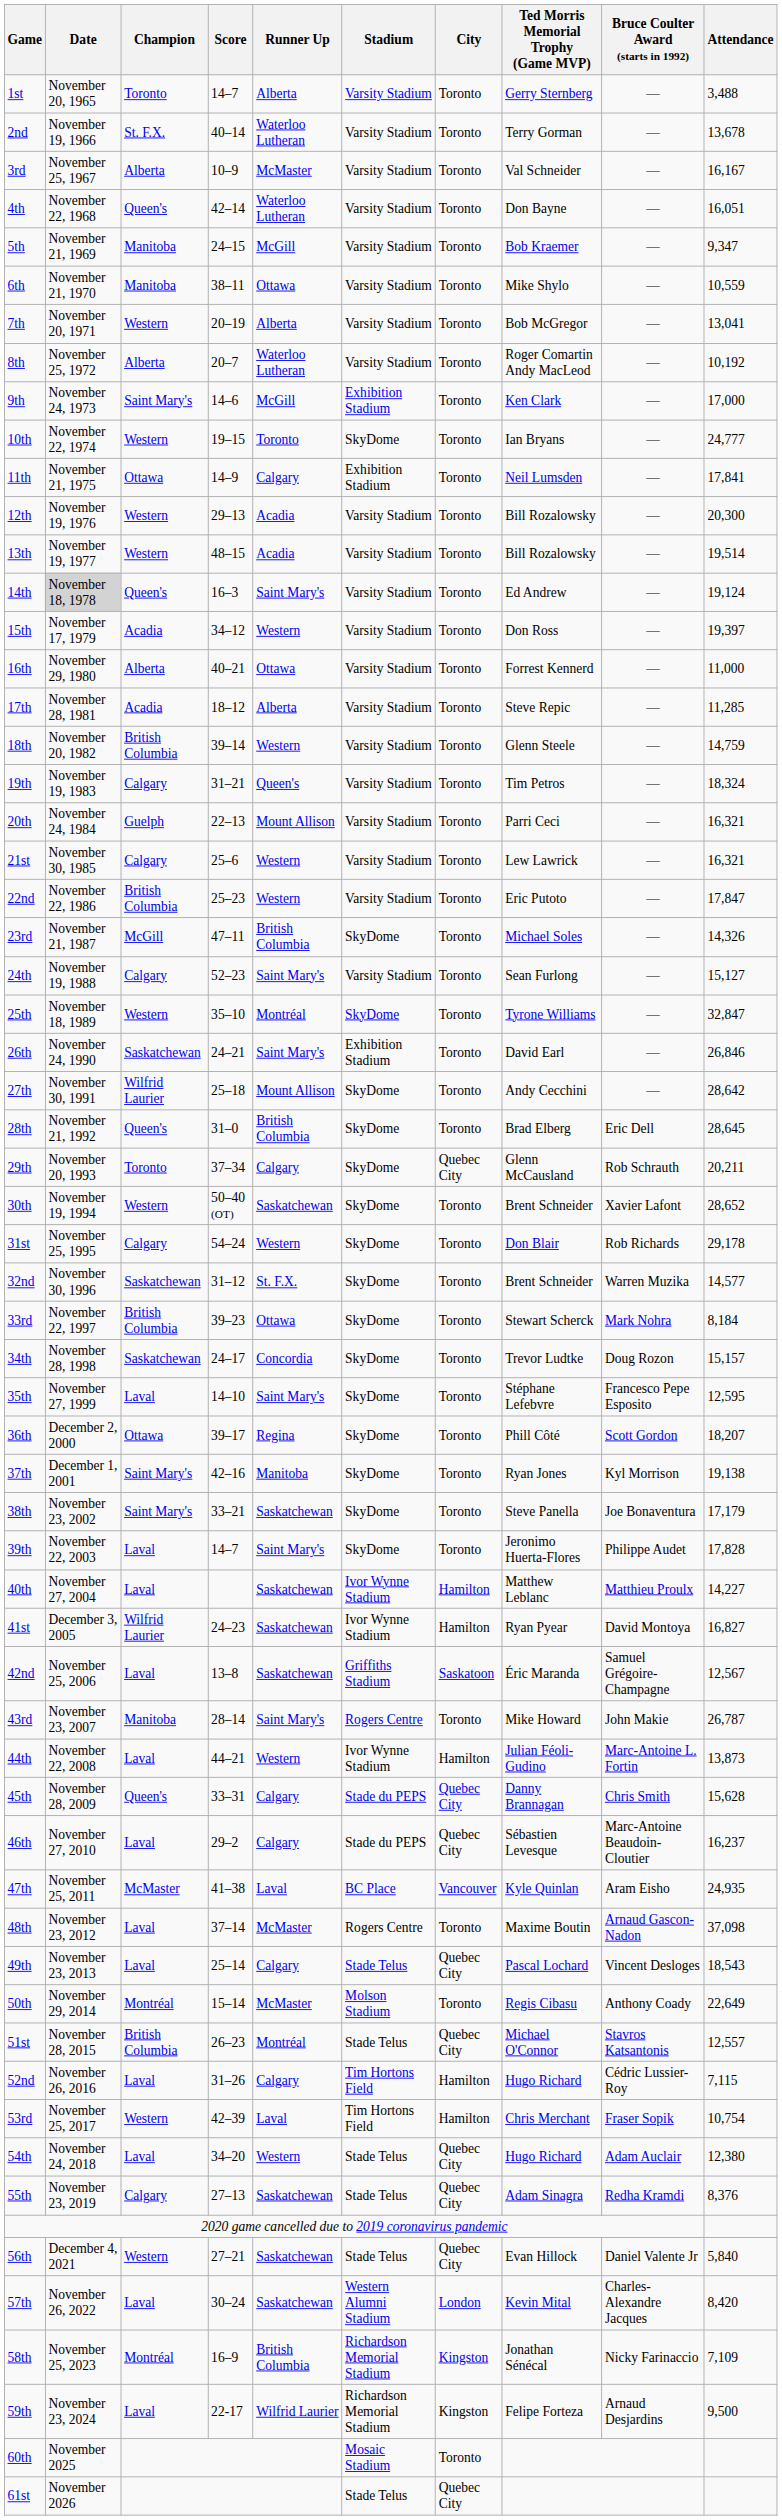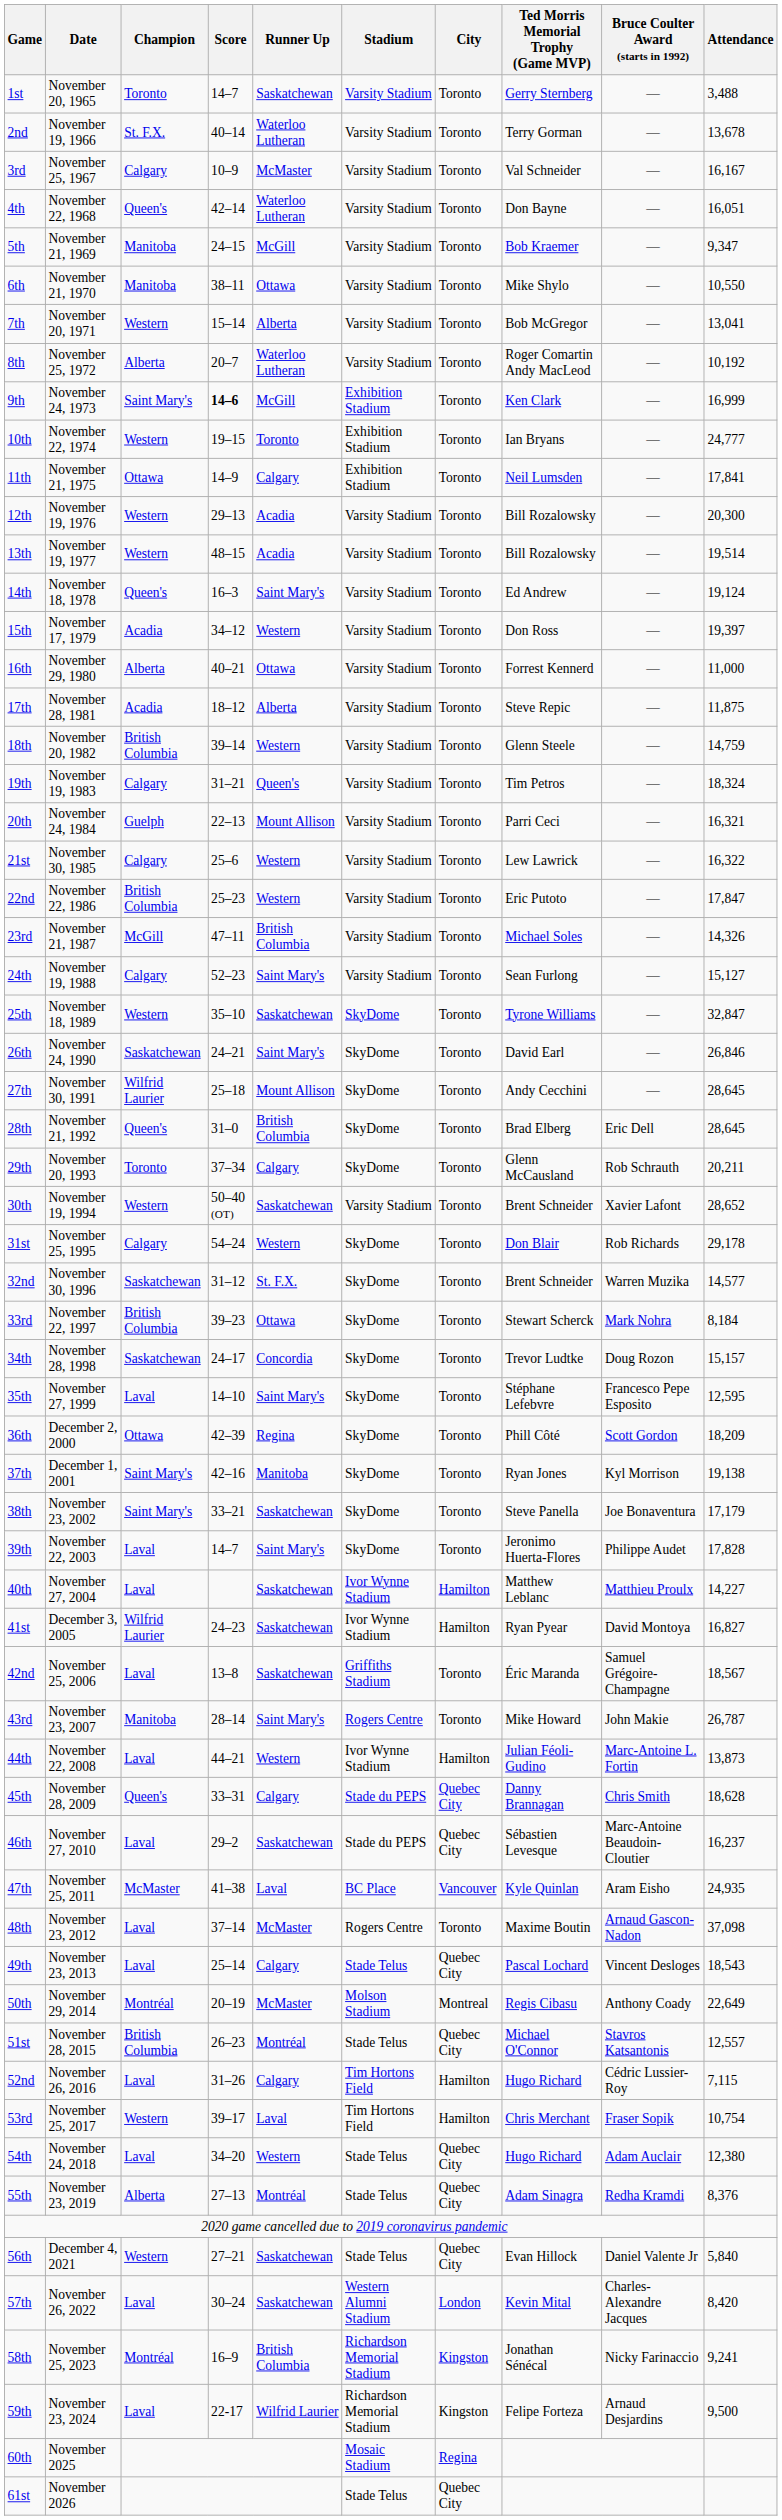(276, 94) Alberta -> (294, 94) Saskatchewan
(144, 170) Alberta -> (146, 170) Calgary
(726, 285) 10,559 -> (726, 285) 10,550
(228, 324) 20–19 -> (228, 324) 15–14
(225, 400) normal -> (225, 400) bold
(726, 400) 17,000 -> (726, 400) 16,999
(372, 439) SkyDome -> (374, 439) Exhibition Stadium
(77, 592) lightgrey background -> (77, 592) no background
(726, 707) 11,285 -> (726, 707) 11,875
(726, 860) 16,321 -> (726, 860) 16,322
(372, 937) SkyDome -> (388, 937) Varsity Stadium
(281, 1014) Montréal -> (294, 1014) Saskatchewan
(374, 1052) Exhibition Stadium -> (372, 1052) SkyDome
(726, 1090) 28,642 -> (726, 1090) 28,645
(459, 1167) Quebec City -> (460, 1167) Toronto
(372, 1205) SkyDome -> (388, 1205) Varsity Stadium
(228, 1435) 39–17 -> (228, 1435) 42–39
(726, 1435) 18,207 -> (726, 1435) 18,209
(466, 1673) Saskatoon -> (460, 1673) Toronto
(726, 1673) 12,567 -> (726, 1673) 18,567
(726, 1796) 15,628 -> (726, 1796) 18,628
(278, 1842) Calgary -> (294, 1842) Saskatchewan
(228, 2004) 15–14 -> (228, 2004) 20–19
(460, 2004) Toronto -> (463, 2004) Montreal
(228, 2119) 42–39 -> (228, 2119) 39–17
(146, 2195) Calgary -> (144, 2195) Alberta
(294, 2195) Saskatchewan -> (281, 2195) Montréal
(723, 2357) 7,109 -> (723, 2357) 9,241
(460, 2457) Toronto -> (458, 2457) Regina
